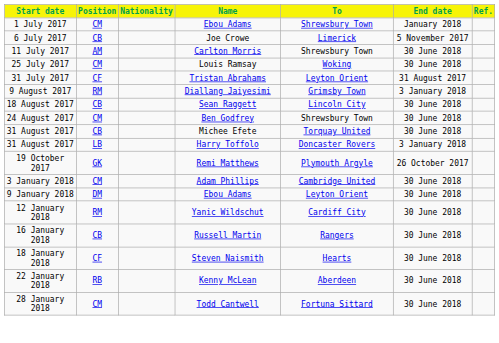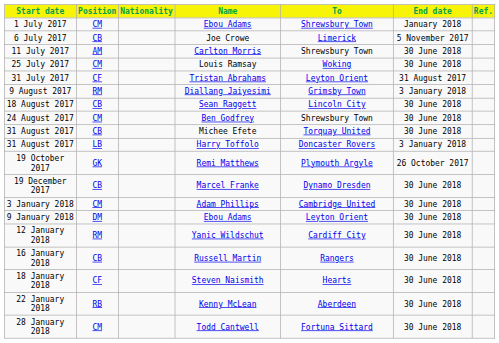+ row: (40, 185)
